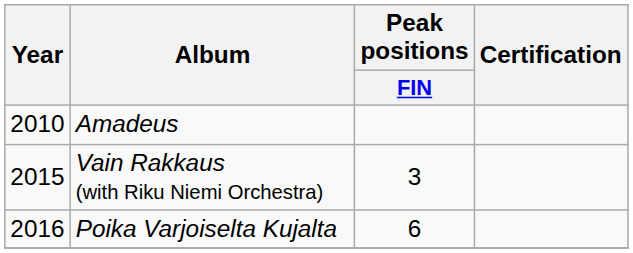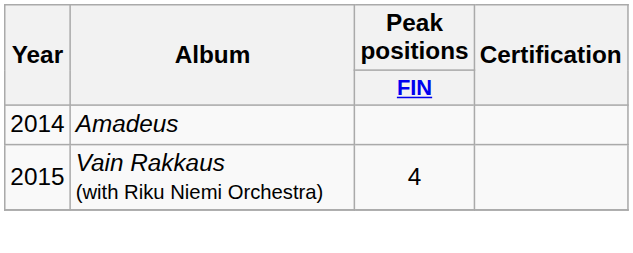(37, 124) 2010 -> (37, 124) 2014
(415, 176) 3 -> (415, 176) 4
- row: (206, 228)
